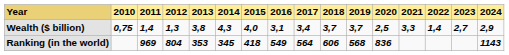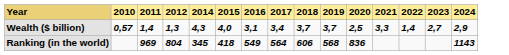- column: (202, 12)
(123, 27) 0,75 -> (123, 27) 0,57
